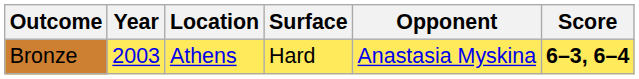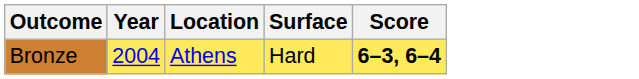- column: (447, 21)
(136, 56) 2003 -> (136, 56) 2004
